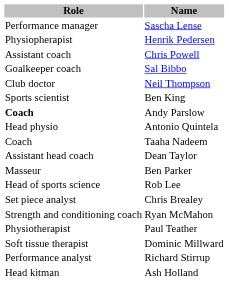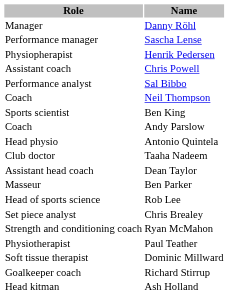+ row: (170, 25)
(43, 69) Goalkeeper coach -> (48, 83) Performance analyst
(30, 83) Club doctor -> (18, 98) Coach
(19, 112) bold -> (18, 127) normal
(18, 141) Coach -> (30, 156) Club doctor
(48, 257) Performance analyst -> (43, 272) Goalkeeper coach
